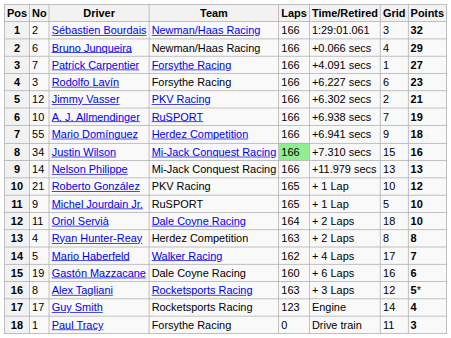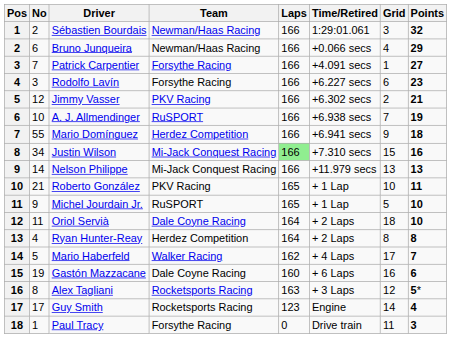(417, 186) 12 -> (416, 186) 11
(290, 238) 163 -> (290, 238) 164
